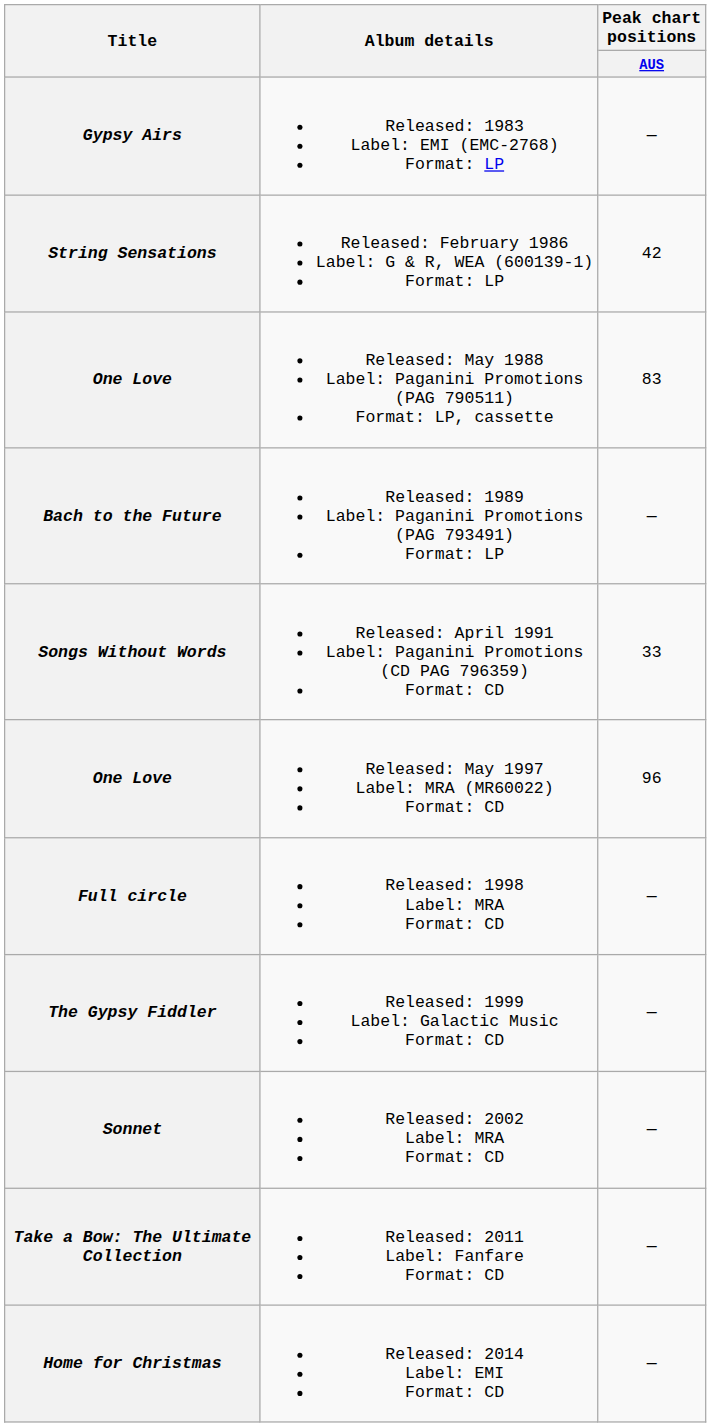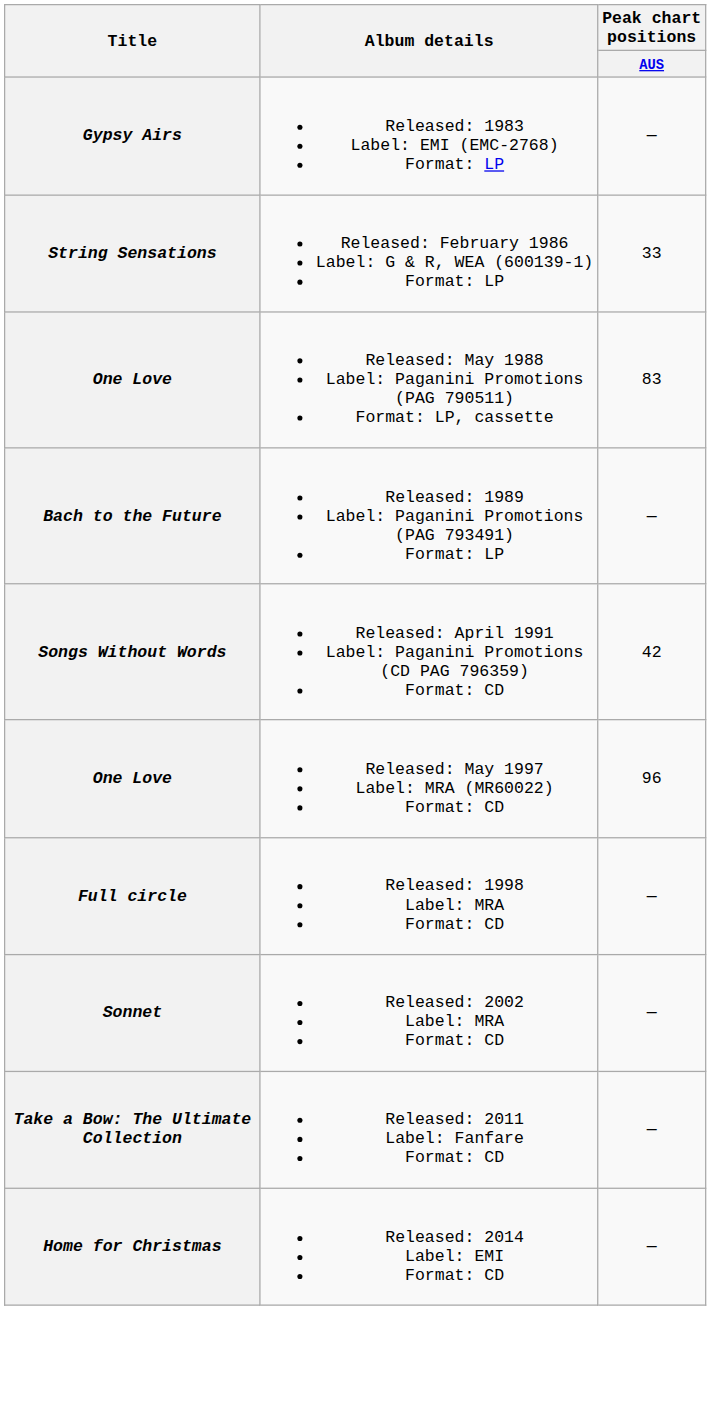(652, 253) 42 -> (652, 253) 33
(652, 652) 33 -> (652, 652) 42
- row: (132, 1013)
